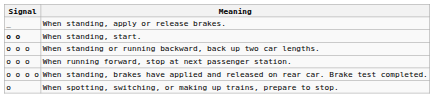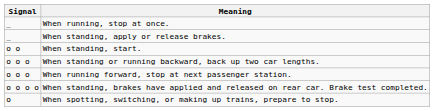+ row: (106, 23)
(13, 36) bold -> (13, 49) normal
